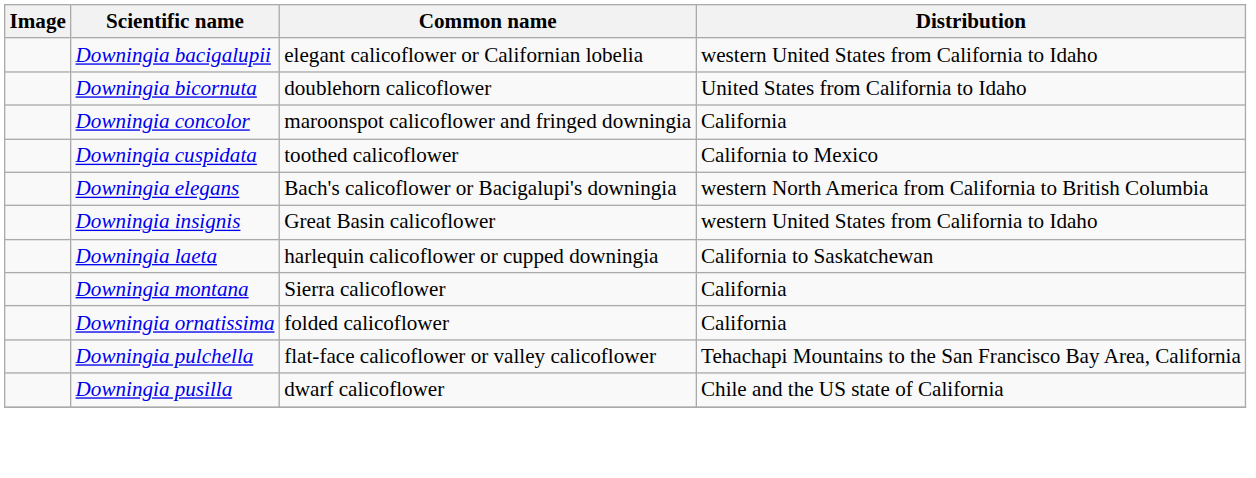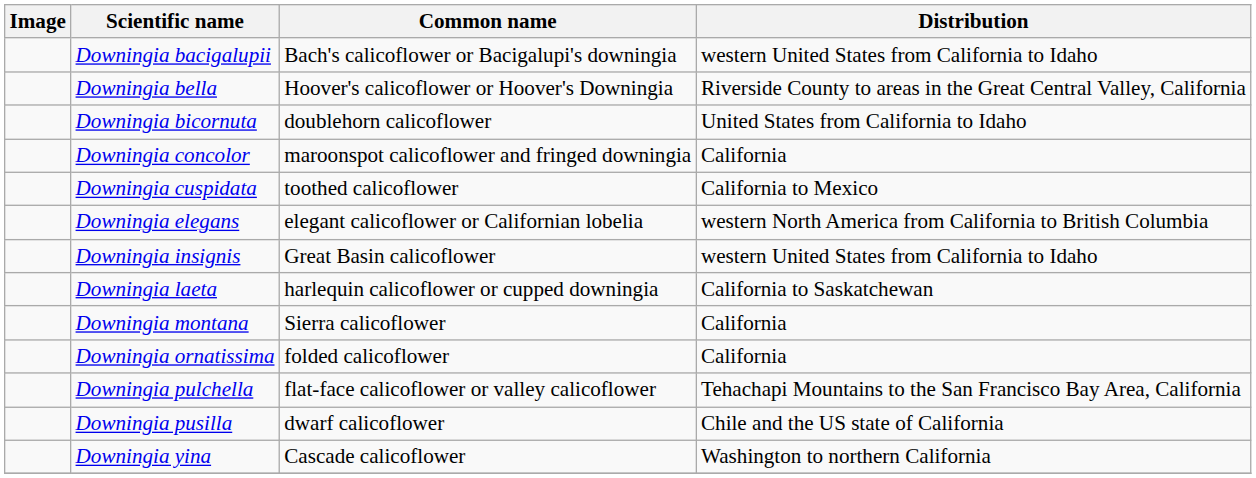(464, 54) elegant calicoflower or Californian lobelia -> (480, 54) Bach's calicoflower or Bacigalupi's downingia
+ row: (146, 88)
(480, 188) Bach's calicoflower or Bacigalupi's downingia -> (464, 222) elegant calicoflower or Californian lobelia
+ row: (143, 456)
